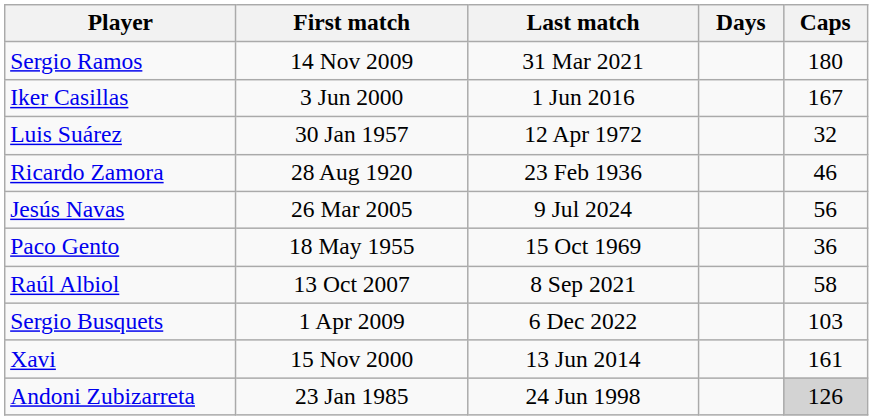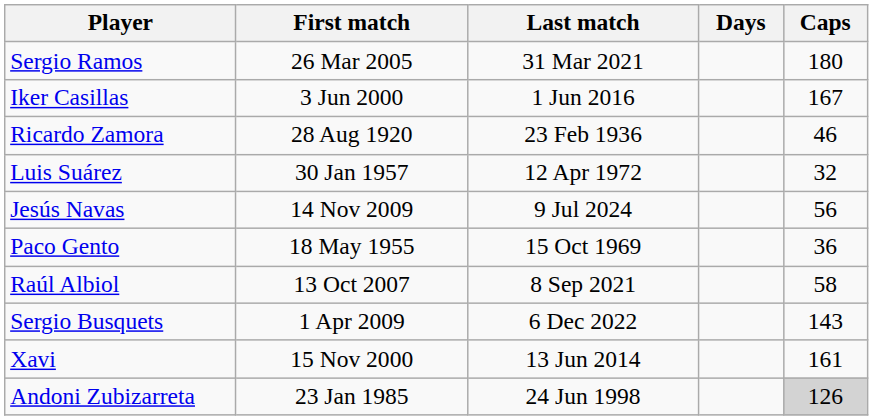(352, 60) 14 Nov 2009 -> (352, 60) 26 Mar 2005
rows swapped: (87, 172) <-> (66, 135)
(352, 209) 26 Mar 2005 -> (352, 209) 14 Nov 2009
(825, 321) 103 -> (825, 321) 143
